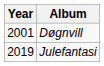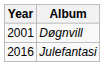(20, 52) 2019 -> (20, 52) 2016
